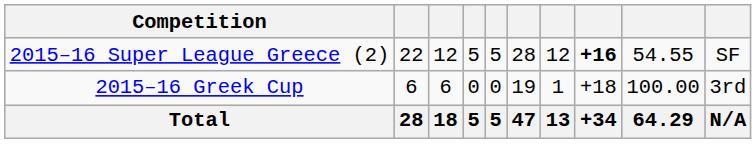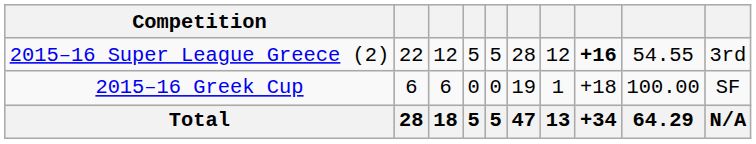(728, 55) SF -> (728, 55) 3rd
(728, 88) 3rd -> (728, 88) SF
